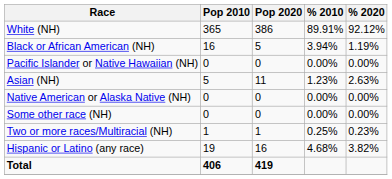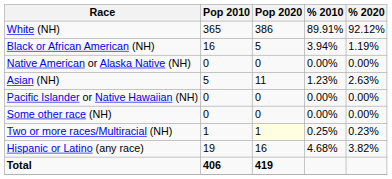rows swapped: (99, 98) <-> (102, 64)
(258, 132) no background -> (258, 132) lightyellow background
